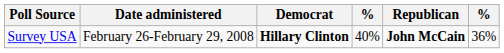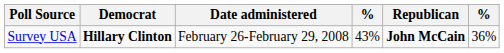columns swapped: (168, 15) <-> (304, 15)
(367, 36) 40% -> (367, 36) 43%
